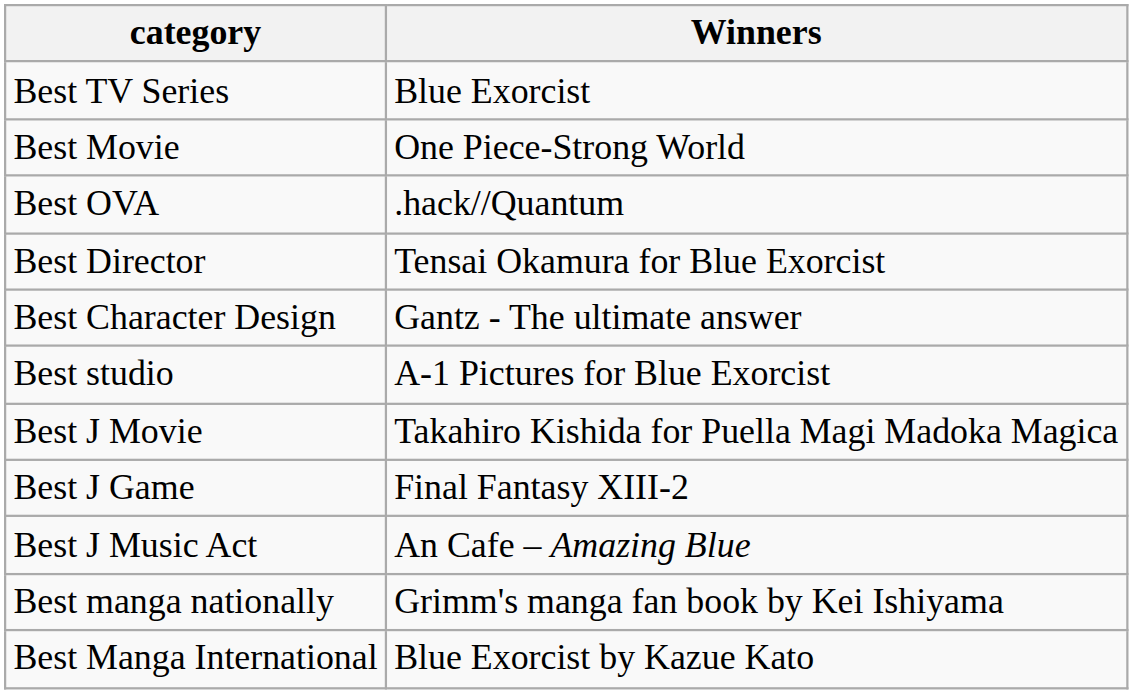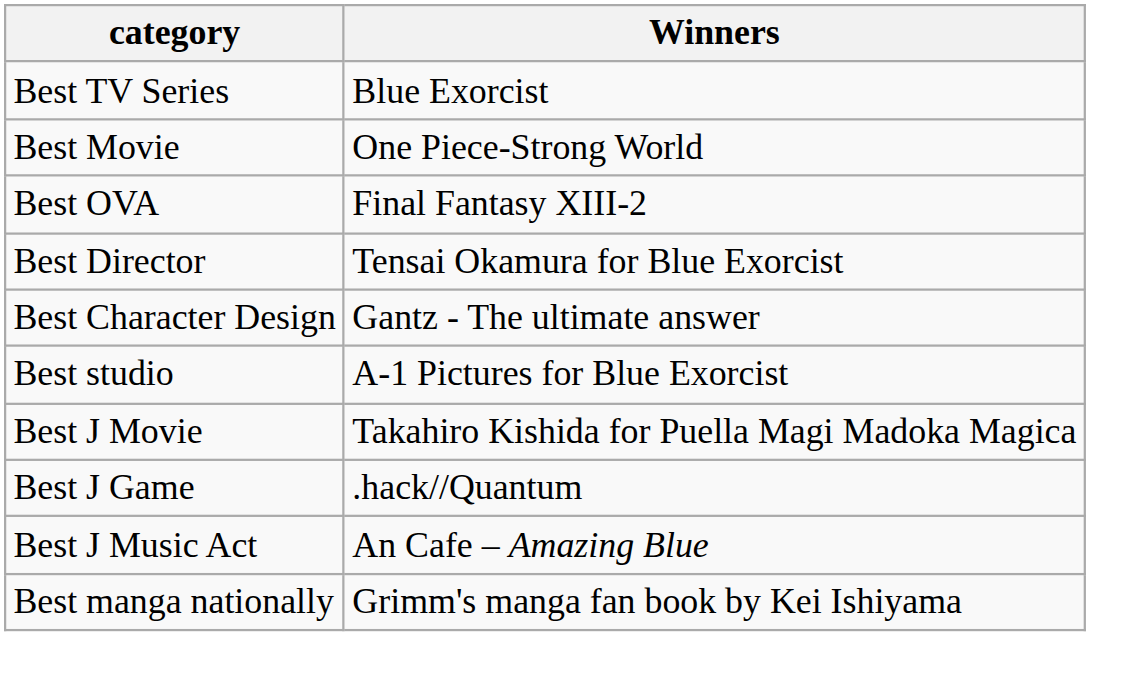(509, 203) .hack//Quantum -> (500, 203) Final Fantasy XIII-2
(541, 487) Final Fantasy XIII-2 -> (467, 487) .hack//Quantum
- row: (196, 658)
